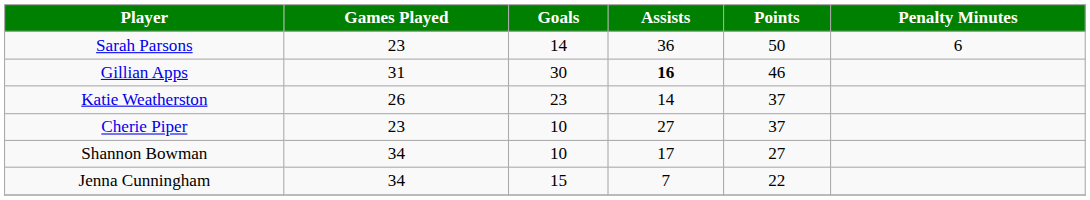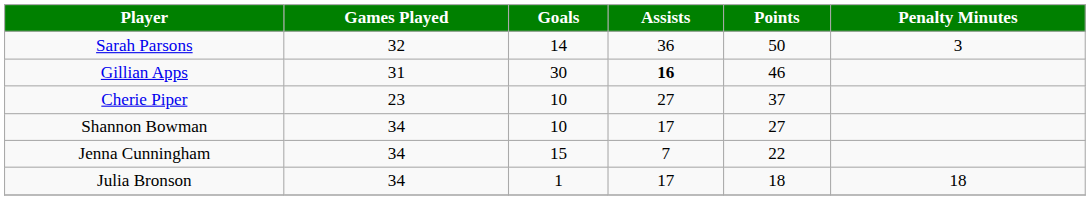(396, 45) 23 -> (396, 45) 32
(958, 45) 6 -> (958, 45) 3
- row: (144, 99)
+ row: (144, 180)
